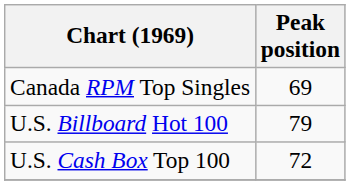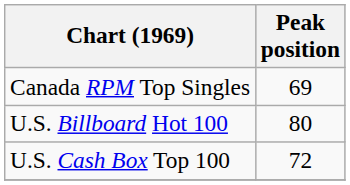(300, 123) 79 -> (300, 123) 80
